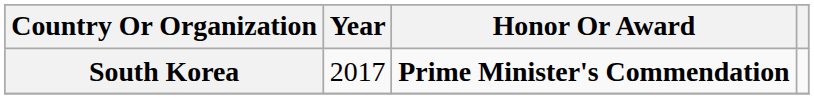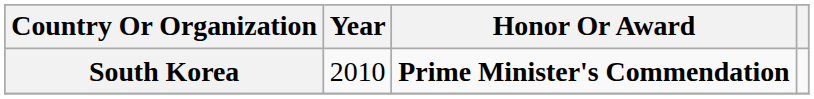(358, 70) 2017 -> (358, 70) 2010
